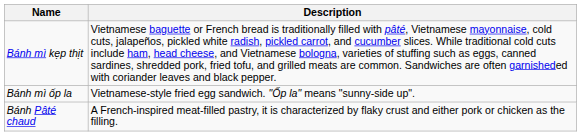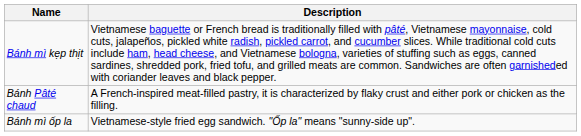rows swapped: (31, 116) <-> (39, 93)
